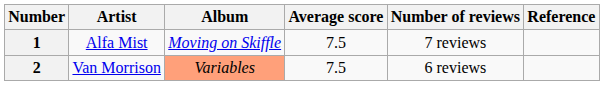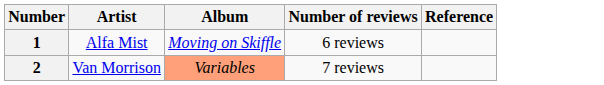- column: (336, 17)
(455, 42) 7 reviews -> (353, 42) 6 reviews
(455, 67) 6 reviews -> (353, 67) 7 reviews
